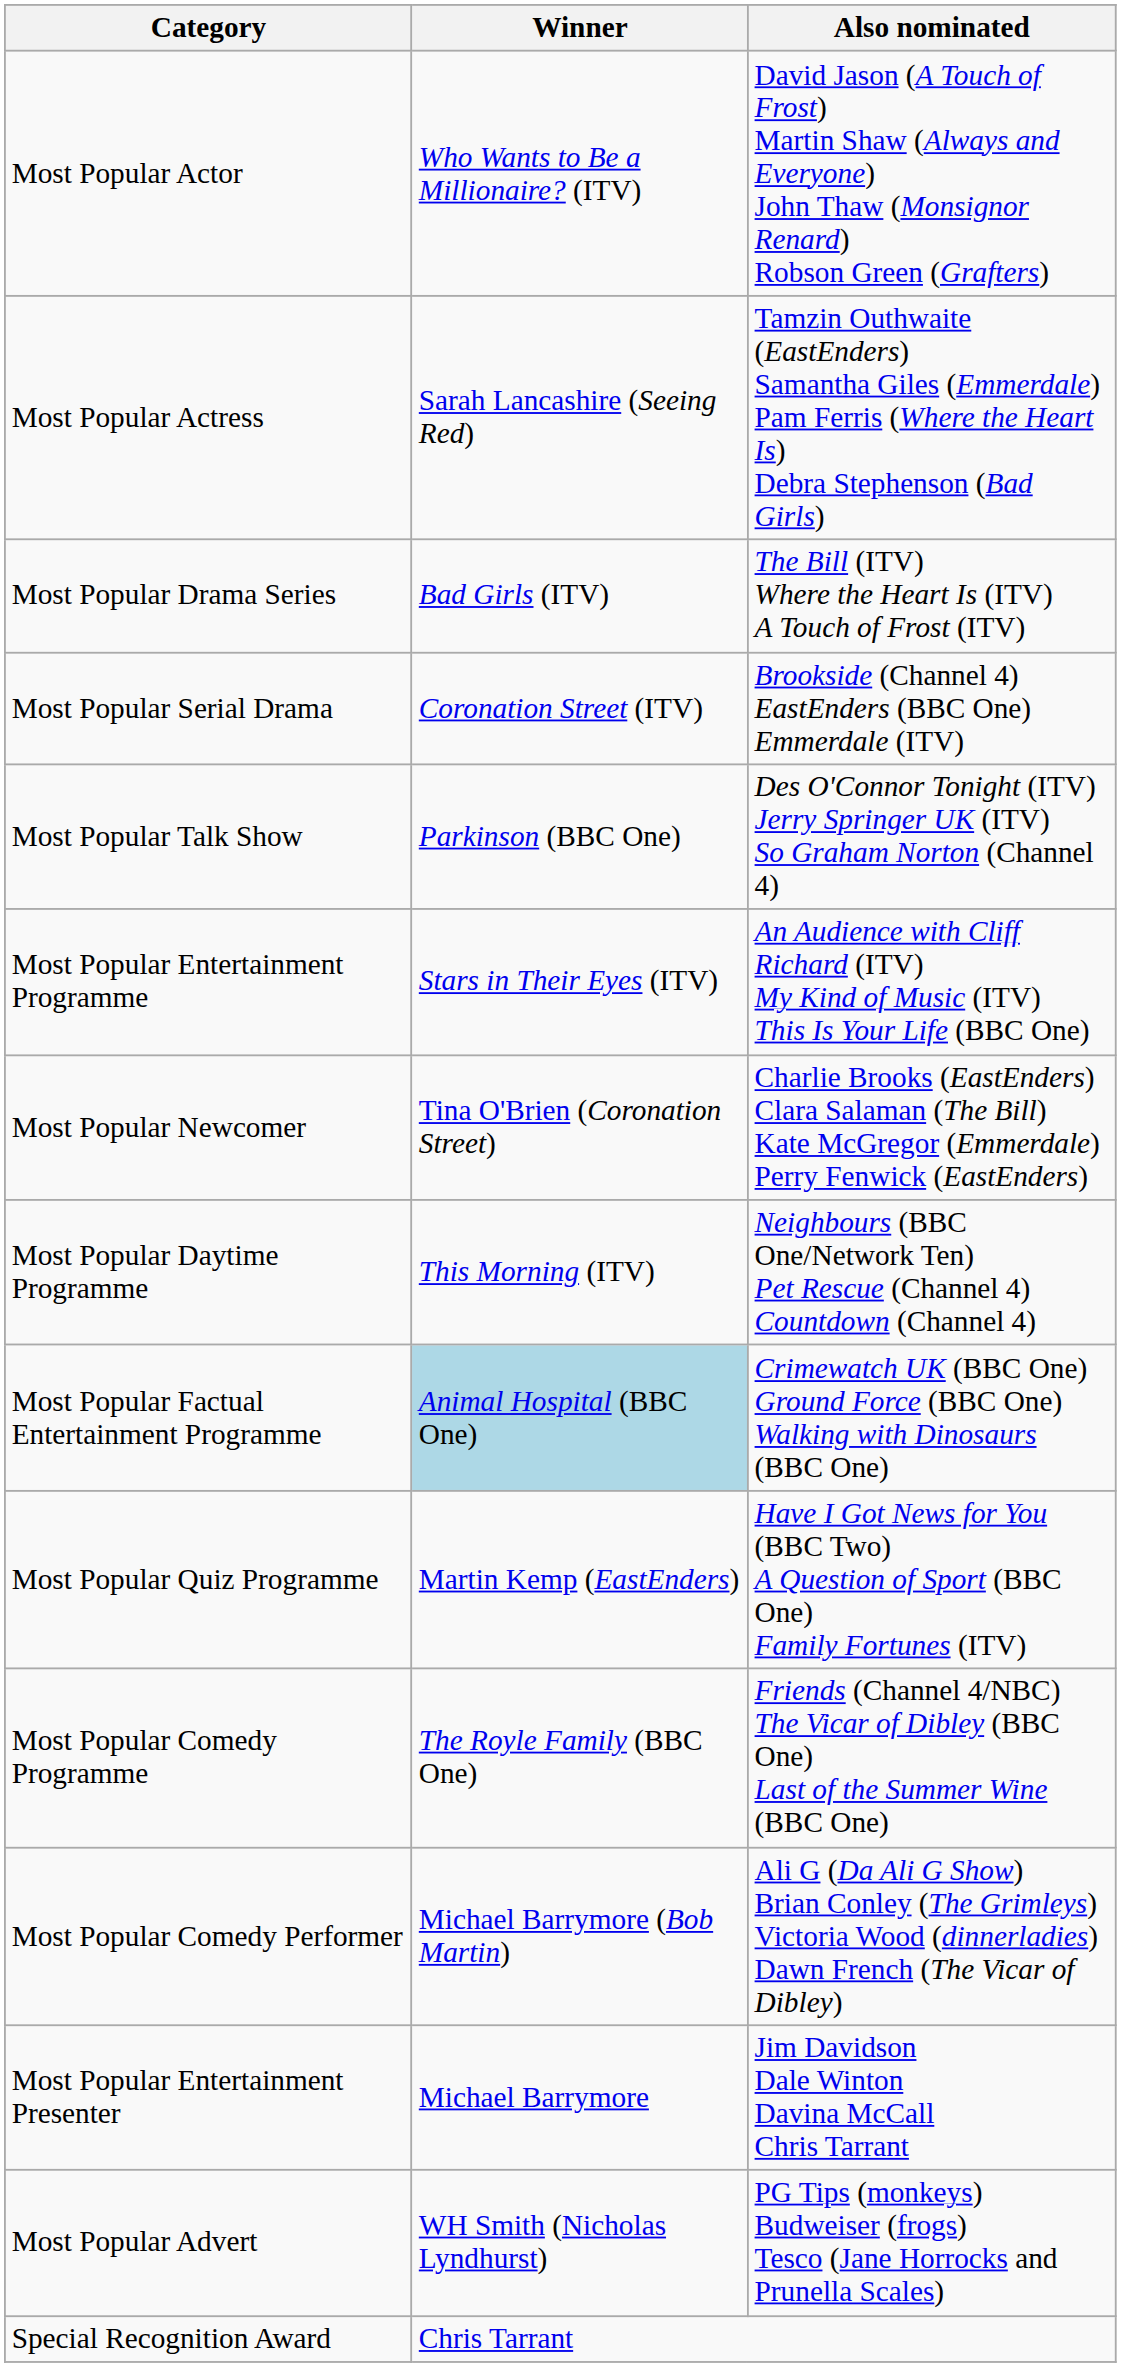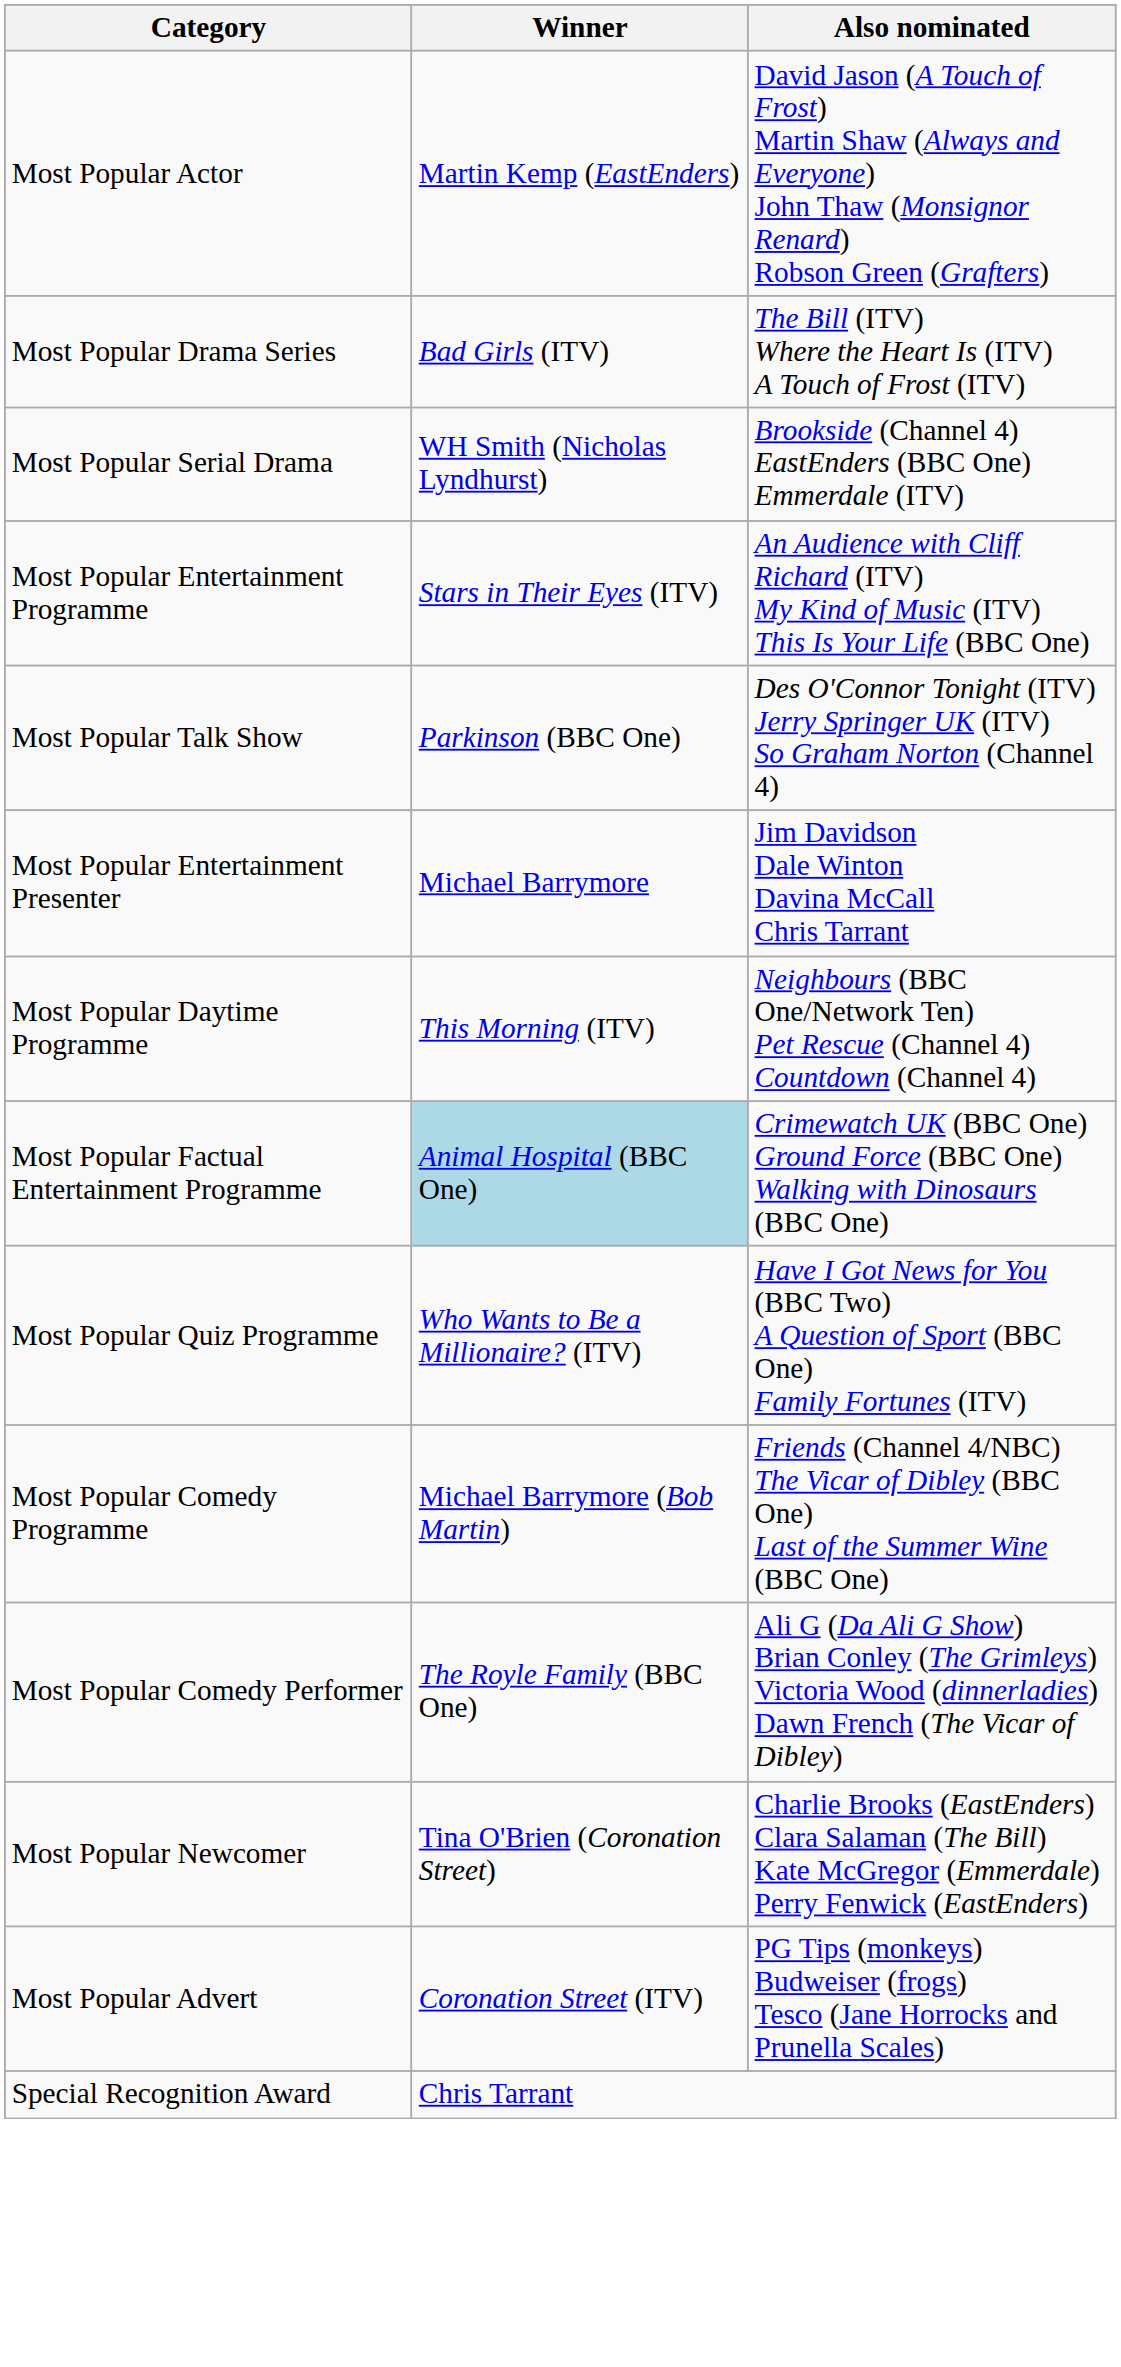(530, 172) Who Wants to Be a Millionaire? (ITV) -> (579, 172) Martin Kemp (EastEnders)
- row: (138, 417)
(561, 707) Coronation Street (ITV) -> (542, 463) WH Smith (Nicholas Lyndhurst)
rows swapped: (157, 836) <-> (178, 981)
rows swapped: (178, 2097) <-> (159, 1126)
(579, 1579) Martin Kemp (EastEnders) -> (530, 1335) Who Wants to Be a Millionaire? (ITV)
(561, 1757) The Royle Family (BBC One) -> (566, 1513) Michael Barrymore (Bob Martin)
(566, 1935) Michael Barrymore (Bob Martin) -> (561, 1691) The Royle Family (BBC One)
(542, 2242) WH Smith (Nicholas Lyndhurst) -> (561, 1998) Coronation Street (ITV)
